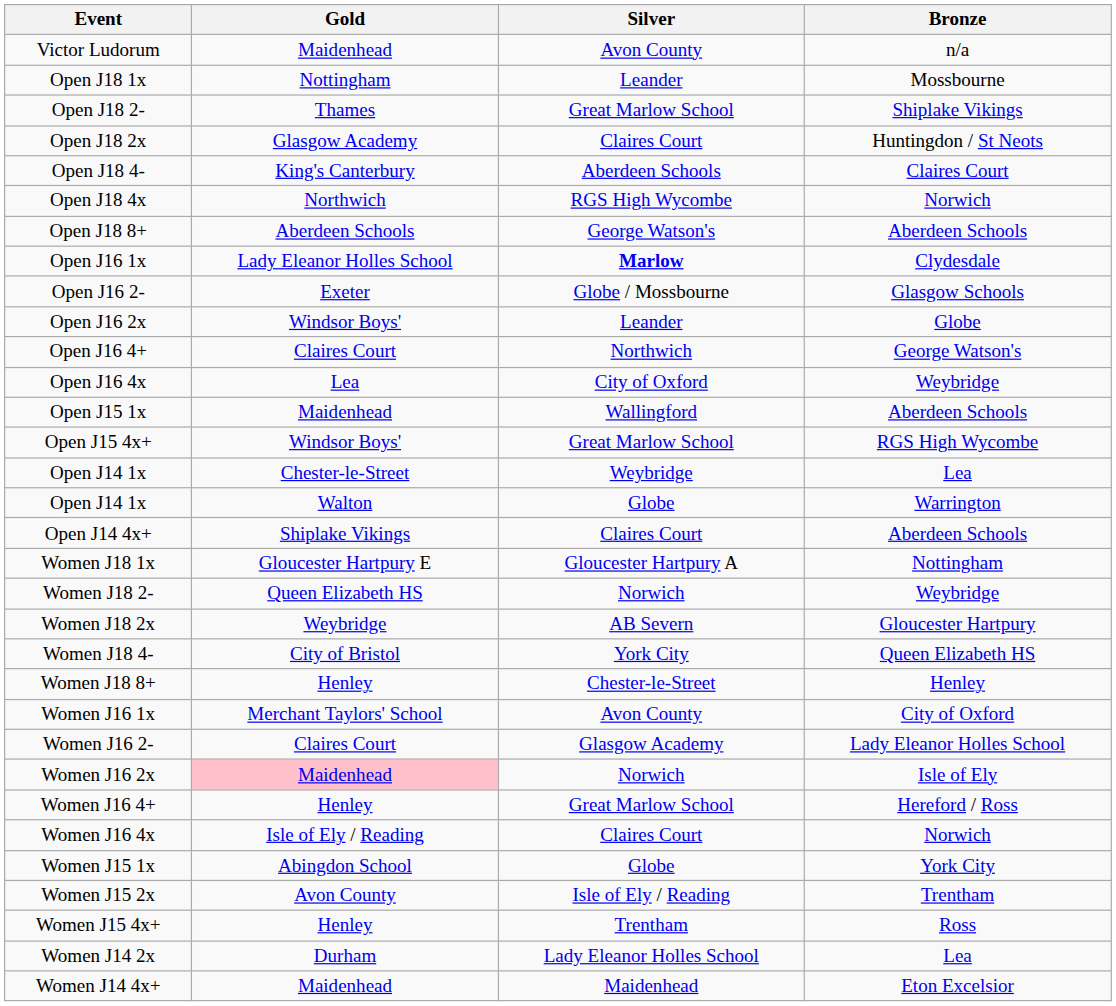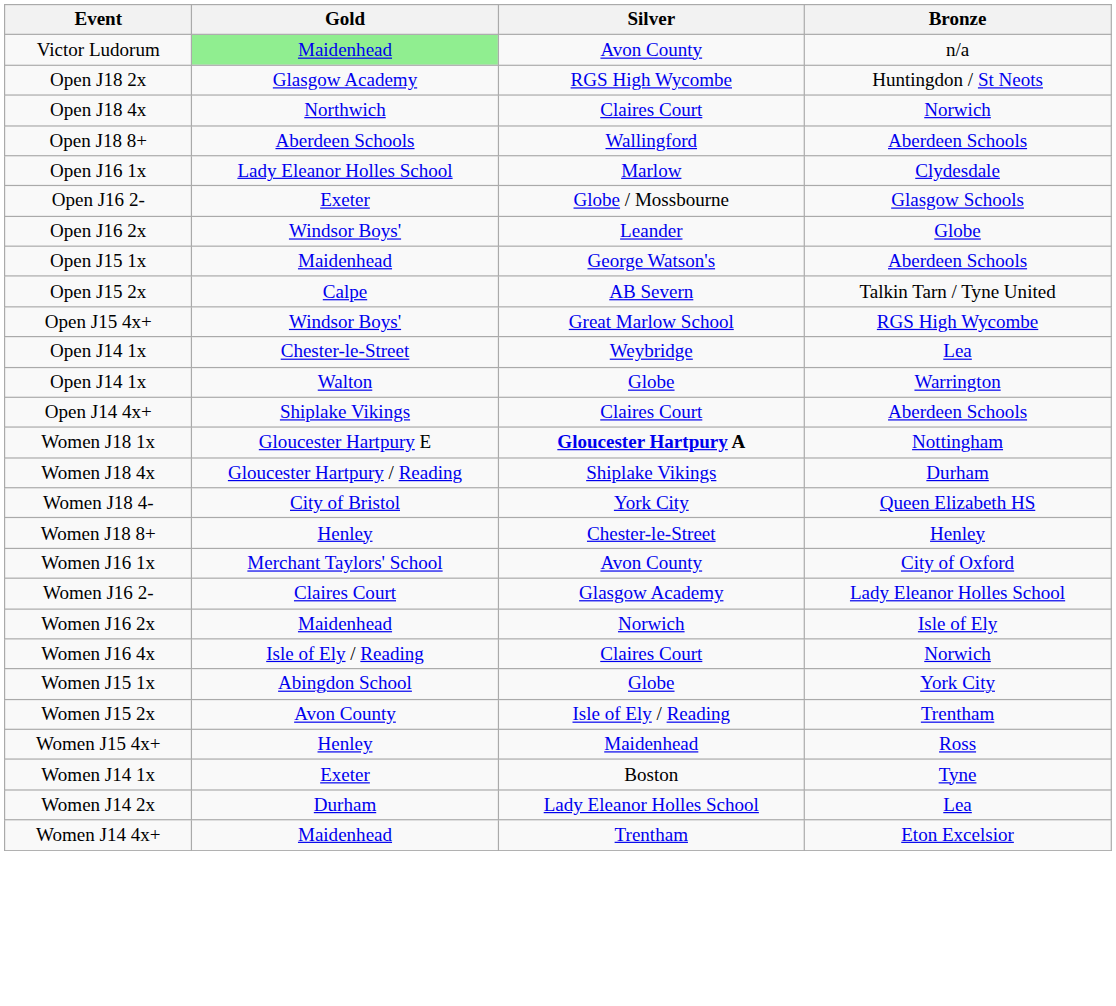(345, 49) no background -> (345, 49) lightgreen background
- row: (98, 79)
- row: (98, 110)
(651, 140) Claires Court -> (651, 79) RGS High Wycombe
- row: (98, 170)
(651, 200) RGS High Wycombe -> (651, 110) Claires Court
(651, 230) George Watson's -> (651, 140) Wallingford
(651, 261) bold -> (651, 170) normal
- row: (98, 351)
- row: (98, 381)
(651, 412) Wallingford -> (651, 261) George Watson's
+ row: (98, 291)
(651, 563) normal -> (651, 442) bold
- row: (98, 593)
- row: (98, 623)
+ row: (98, 472)
(345, 774) pink background -> (345, 623) no background
- row: (98, 804)
(651, 925) Trentham -> (651, 744) Maidenhead
+ row: (98, 774)
(651, 985) Maidenhead -> (651, 834) Trentham
